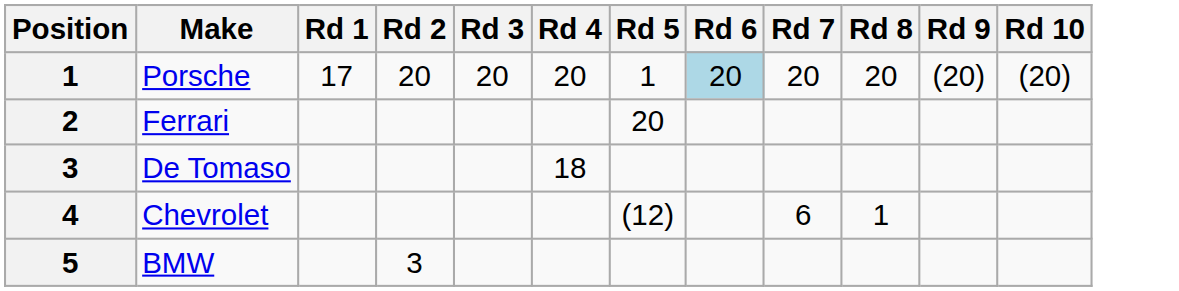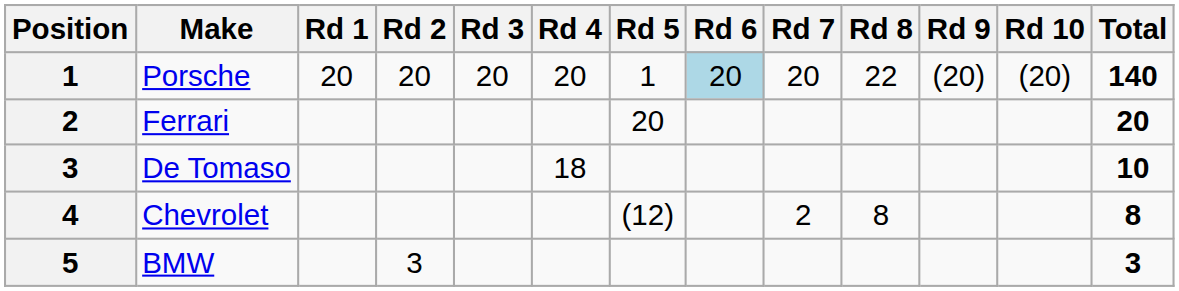+ column: (1133, 29)
(337, 75) 17 -> (337, 75) 20
(881, 75) 20 -> (881, 75) 22
(803, 215) 6 -> (803, 215) 2
(881, 215) 1 -> (881, 215) 8
